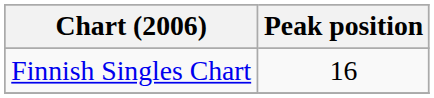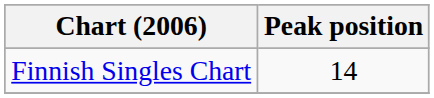(344, 70) 16 -> (344, 70) 14
